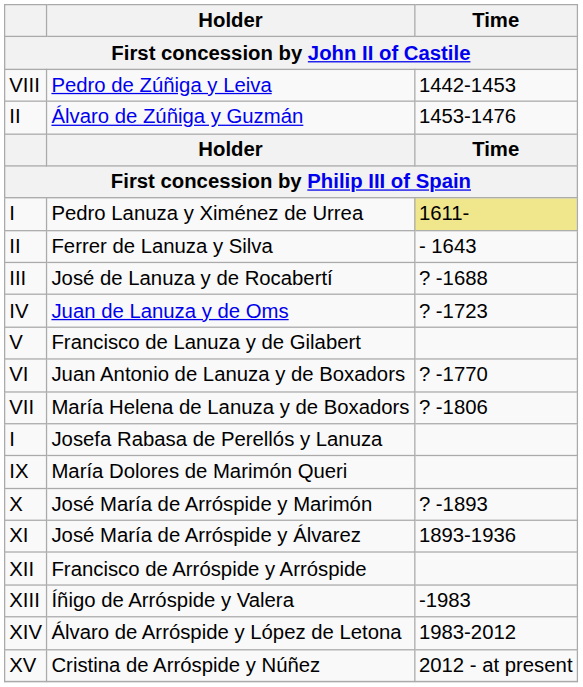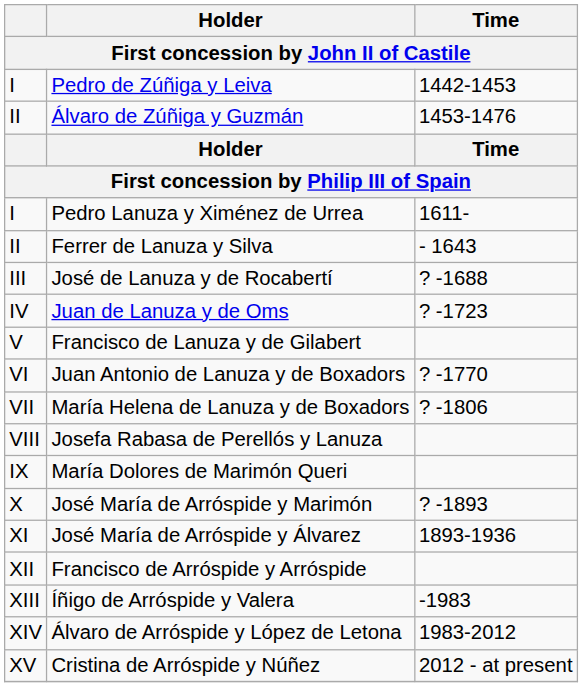(25, 85) VIII -> (12, 85) I
(444, 213) khaki background -> (444, 213) no background
(12, 439) I -> (25, 439) VIII
